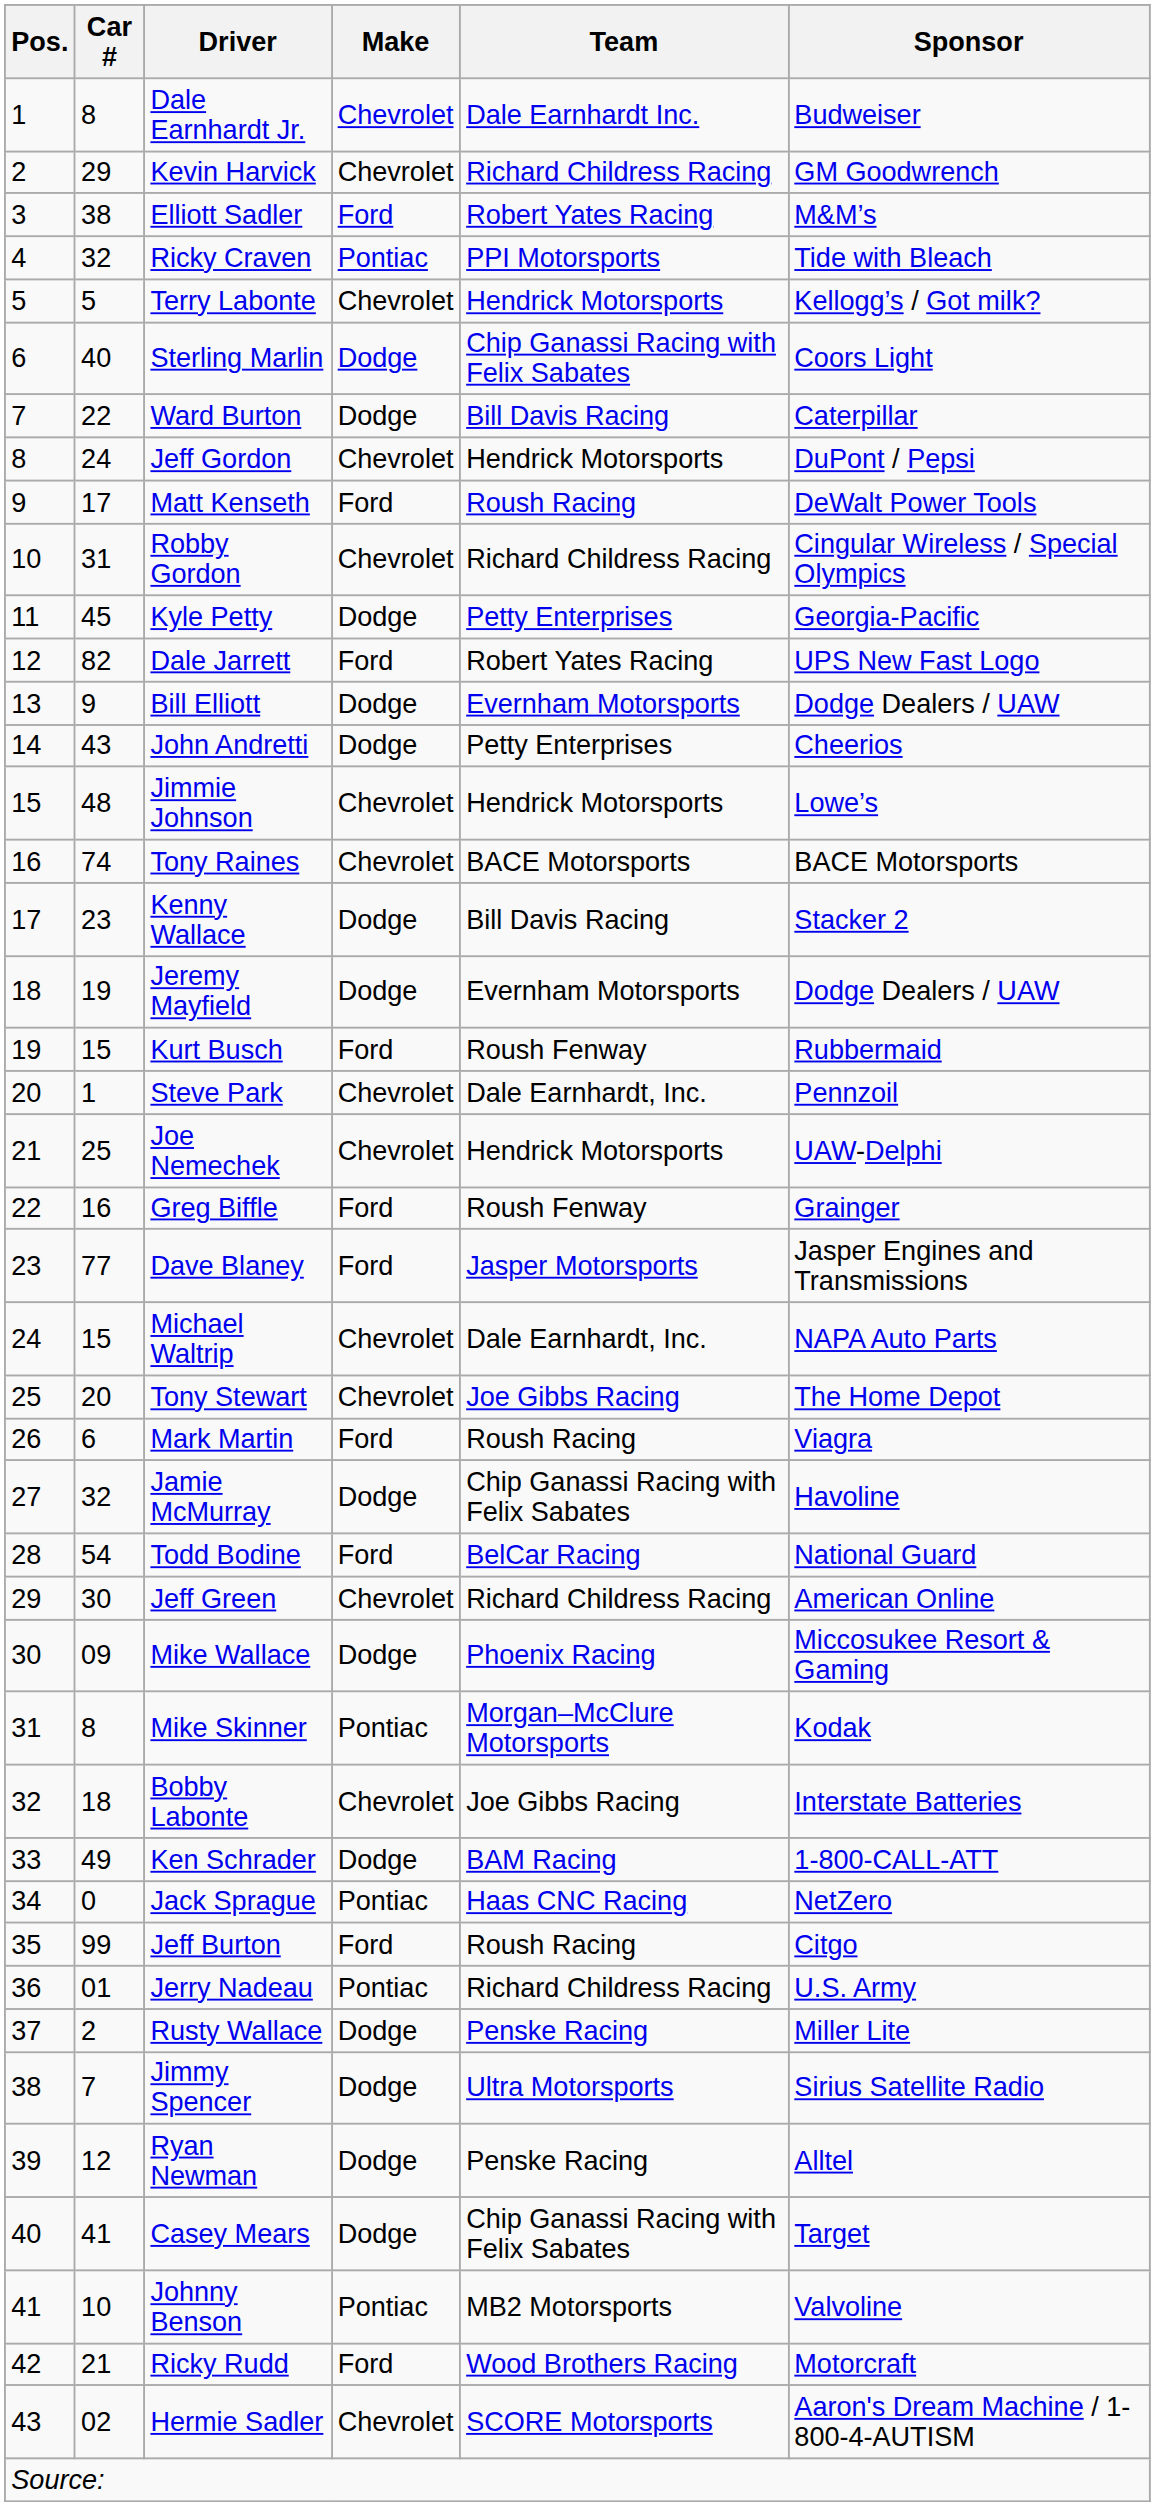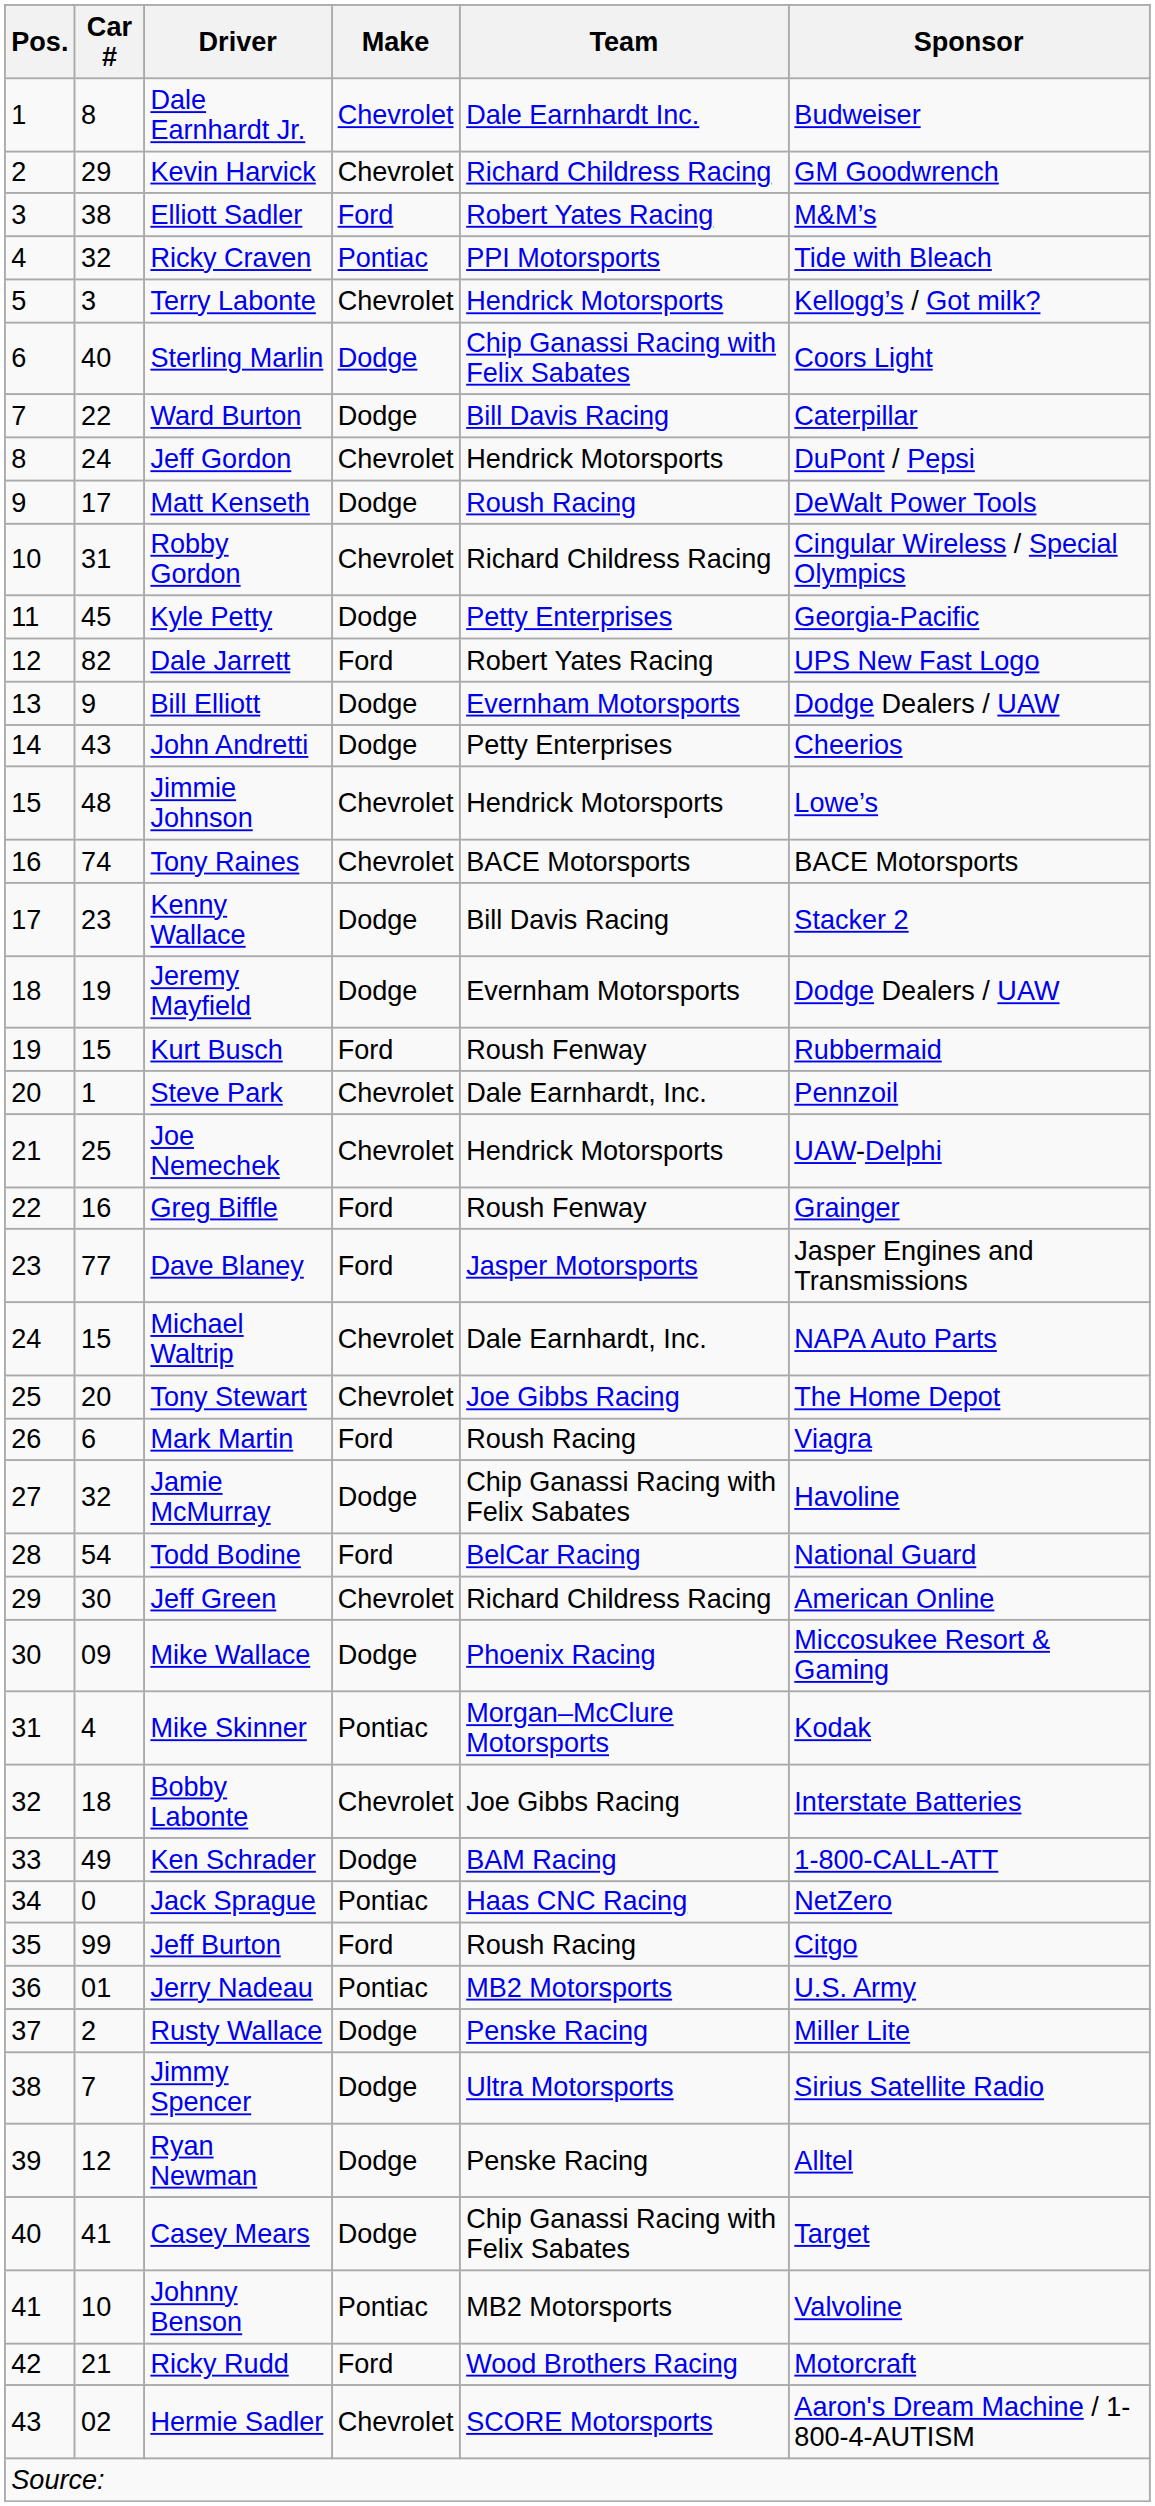(89, 301) 5 -> (89, 301) 3
(365, 502) Ford -> (378, 502) Dodge
(89, 1729) 8 -> (89, 1729) 4
(619, 1988) Richard Childress Racing -> (569, 1988) MB2 Motorsports
